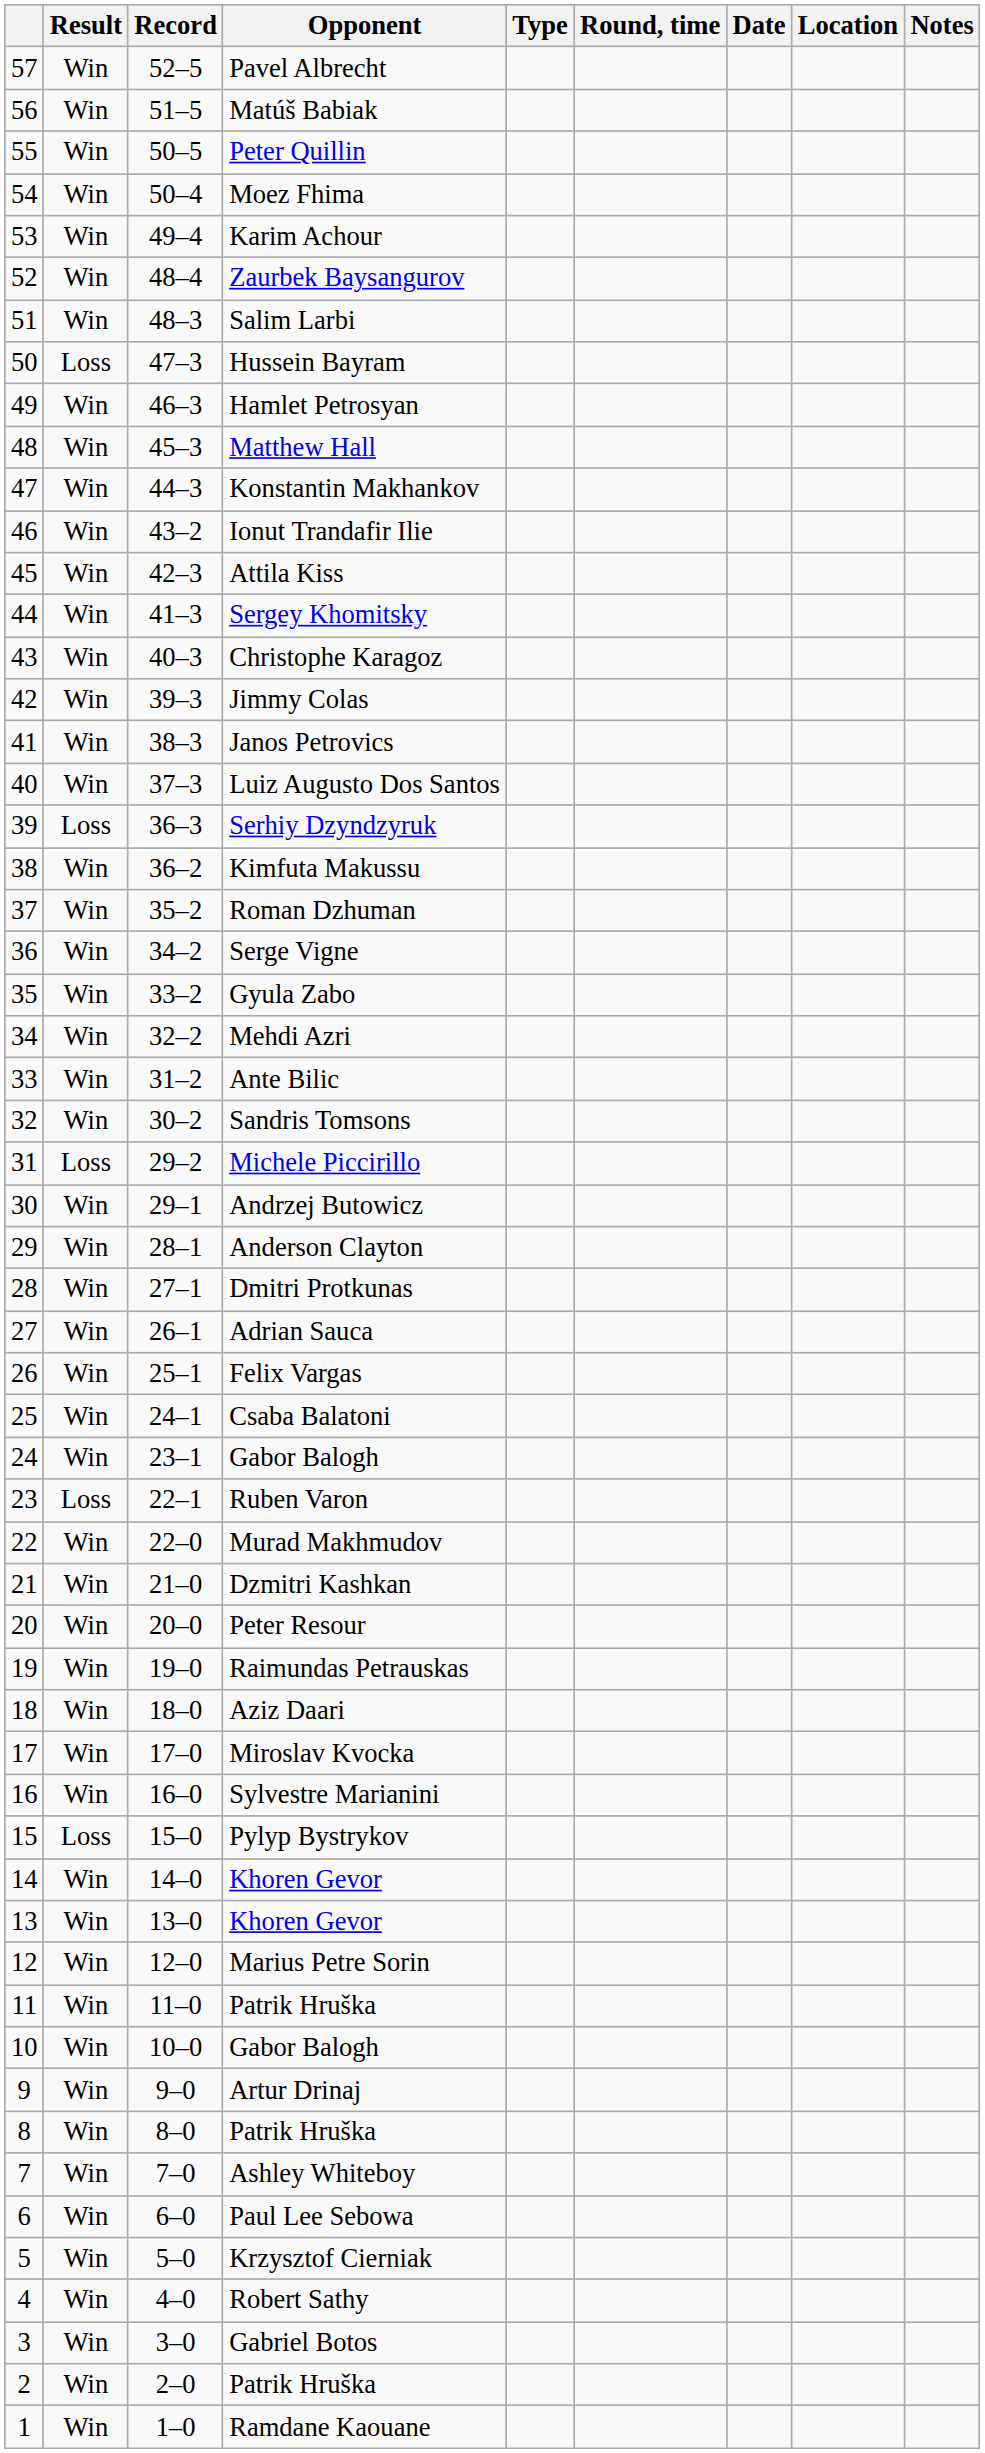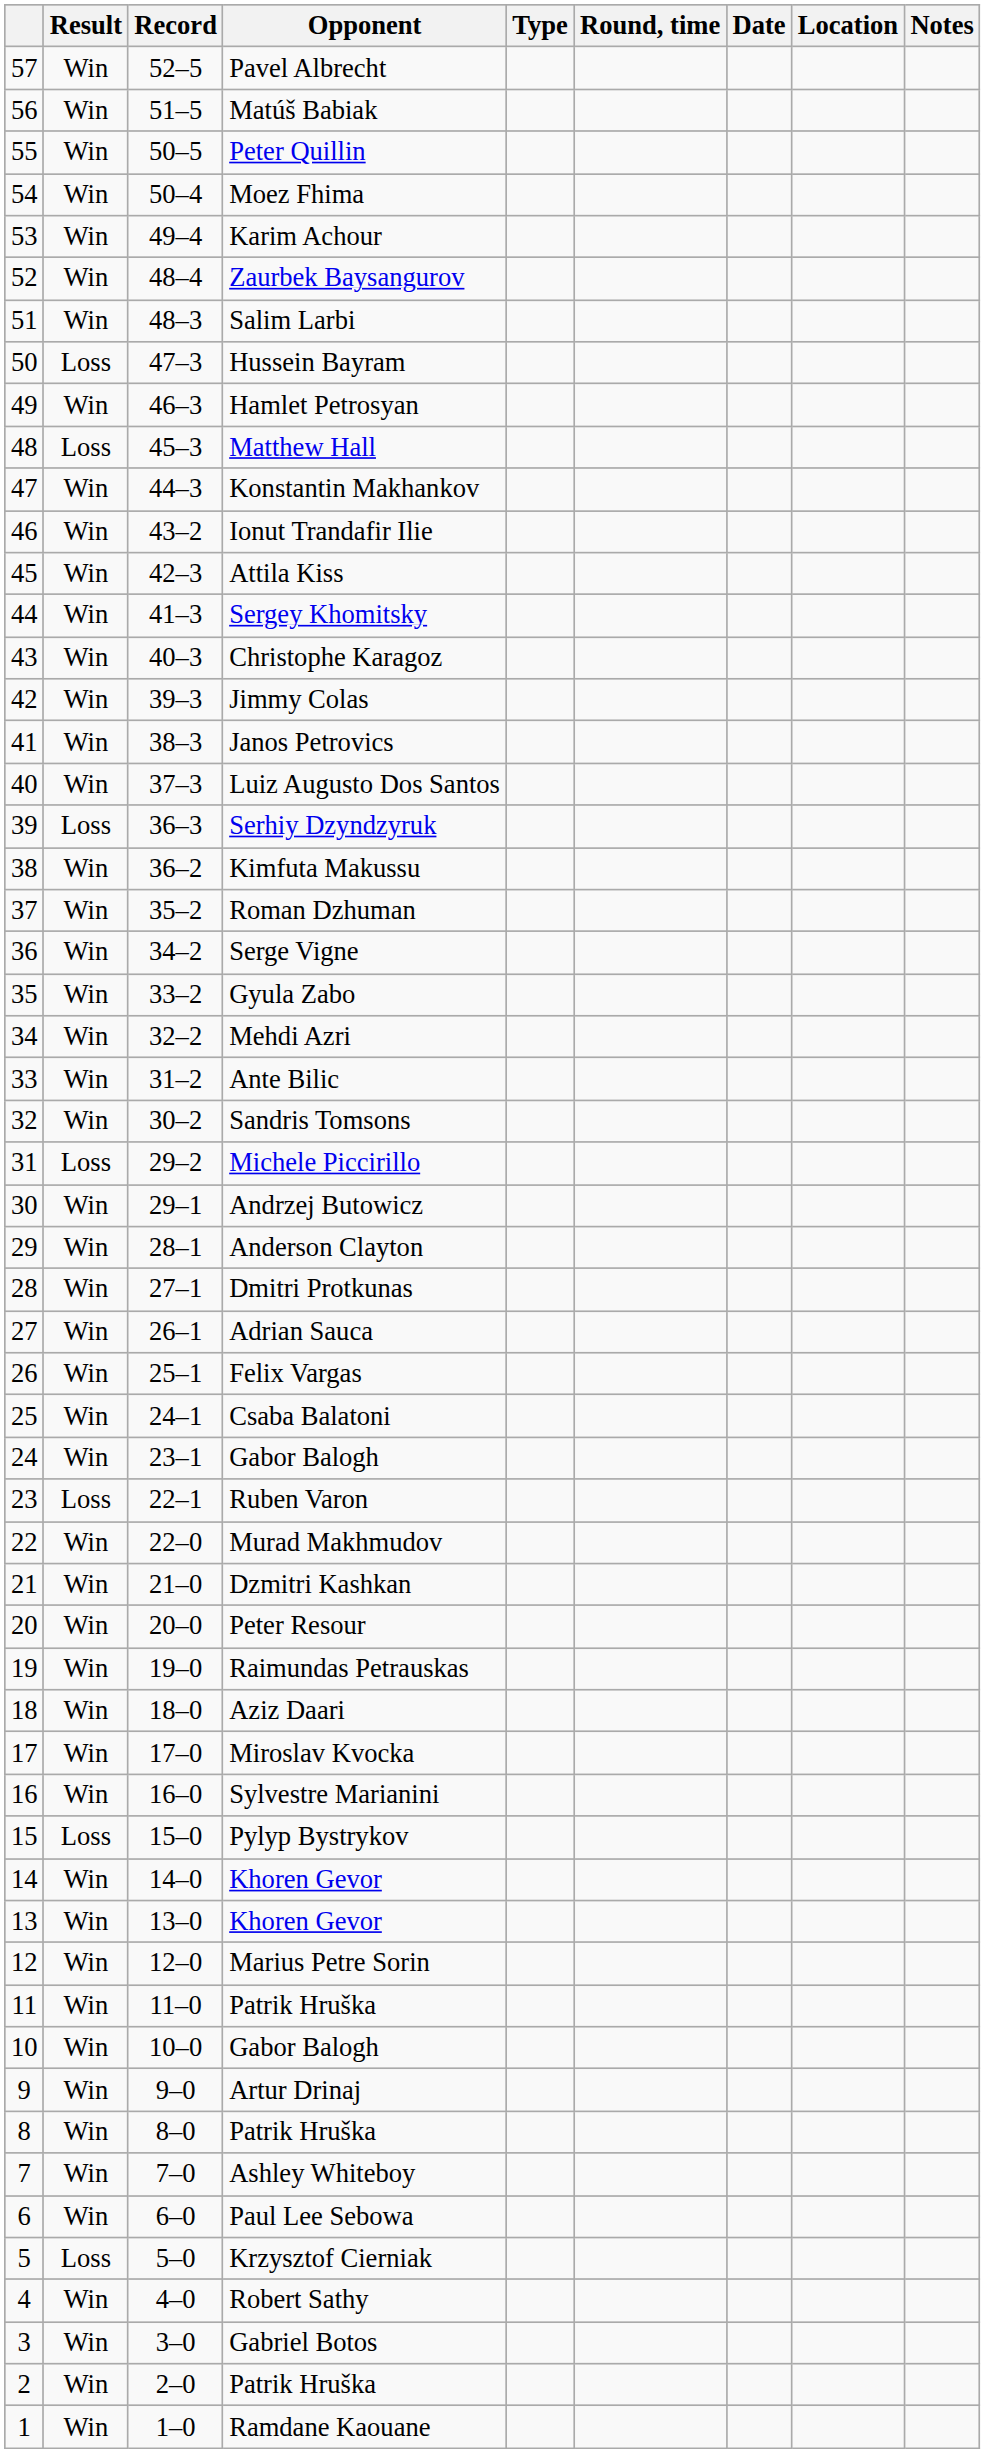(86, 446) Win -> (86, 446) Loss
(86, 2258) Win -> (86, 2258) Loss
